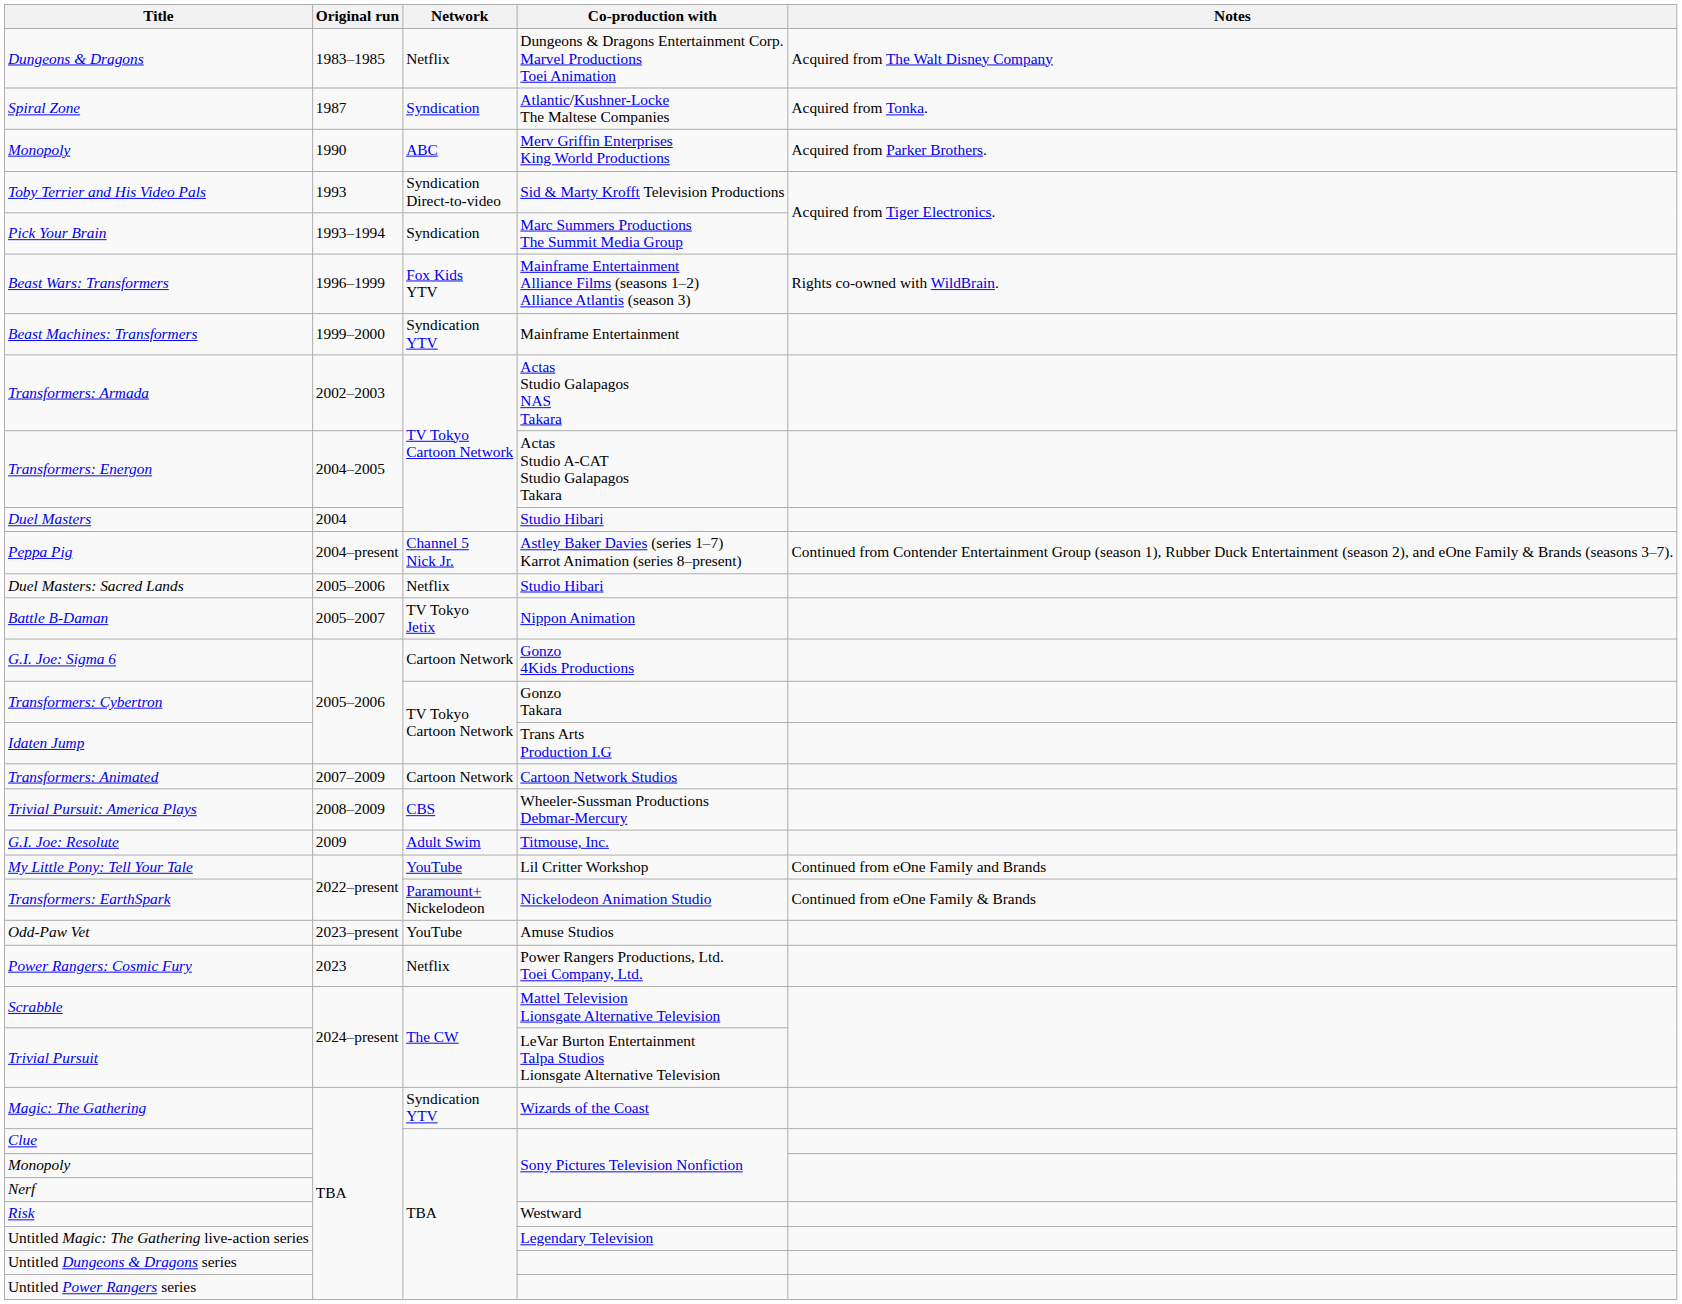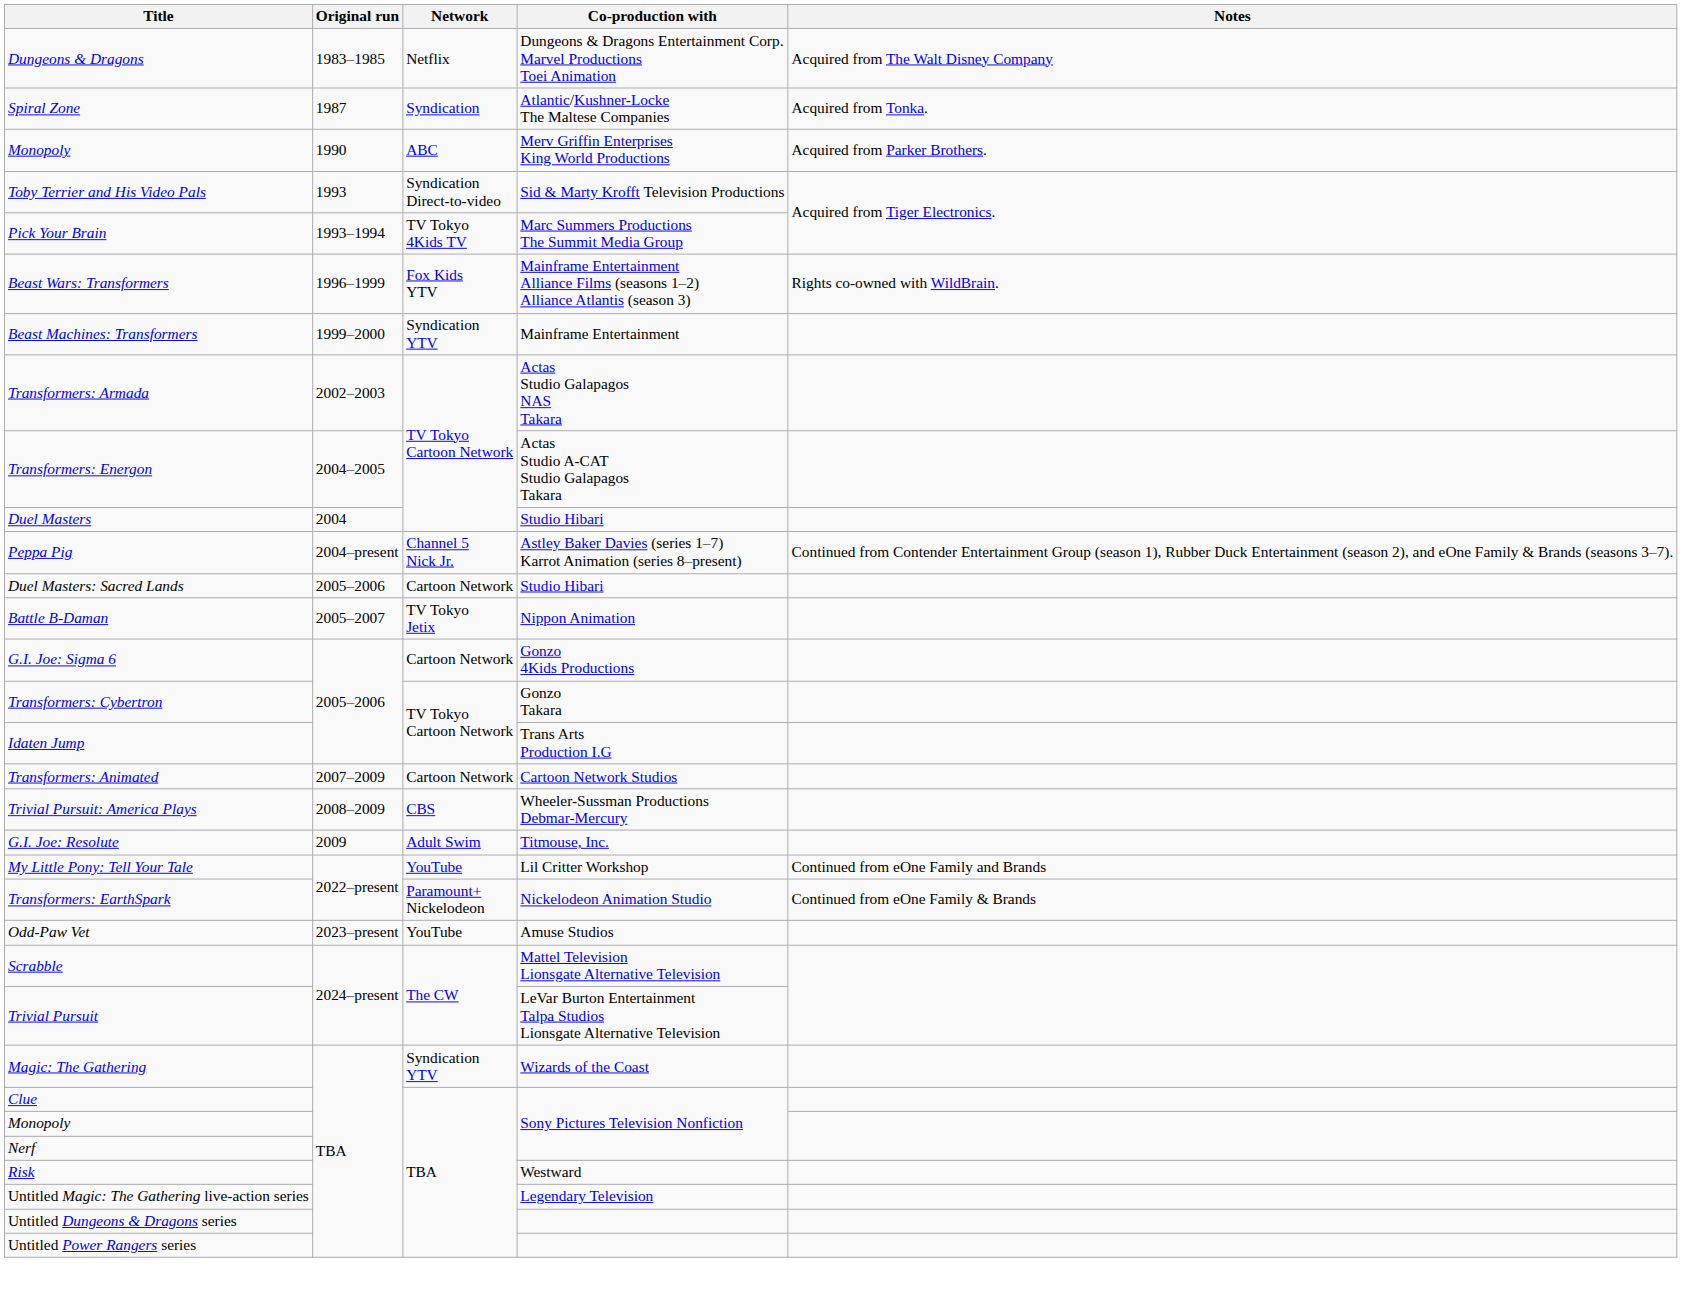(443, 233) Syndication -> (438, 233) TV Tokyo 4Kids TV
(428, 585) Netflix -> (460, 585) Cartoon Network
- row: (100, 965)
